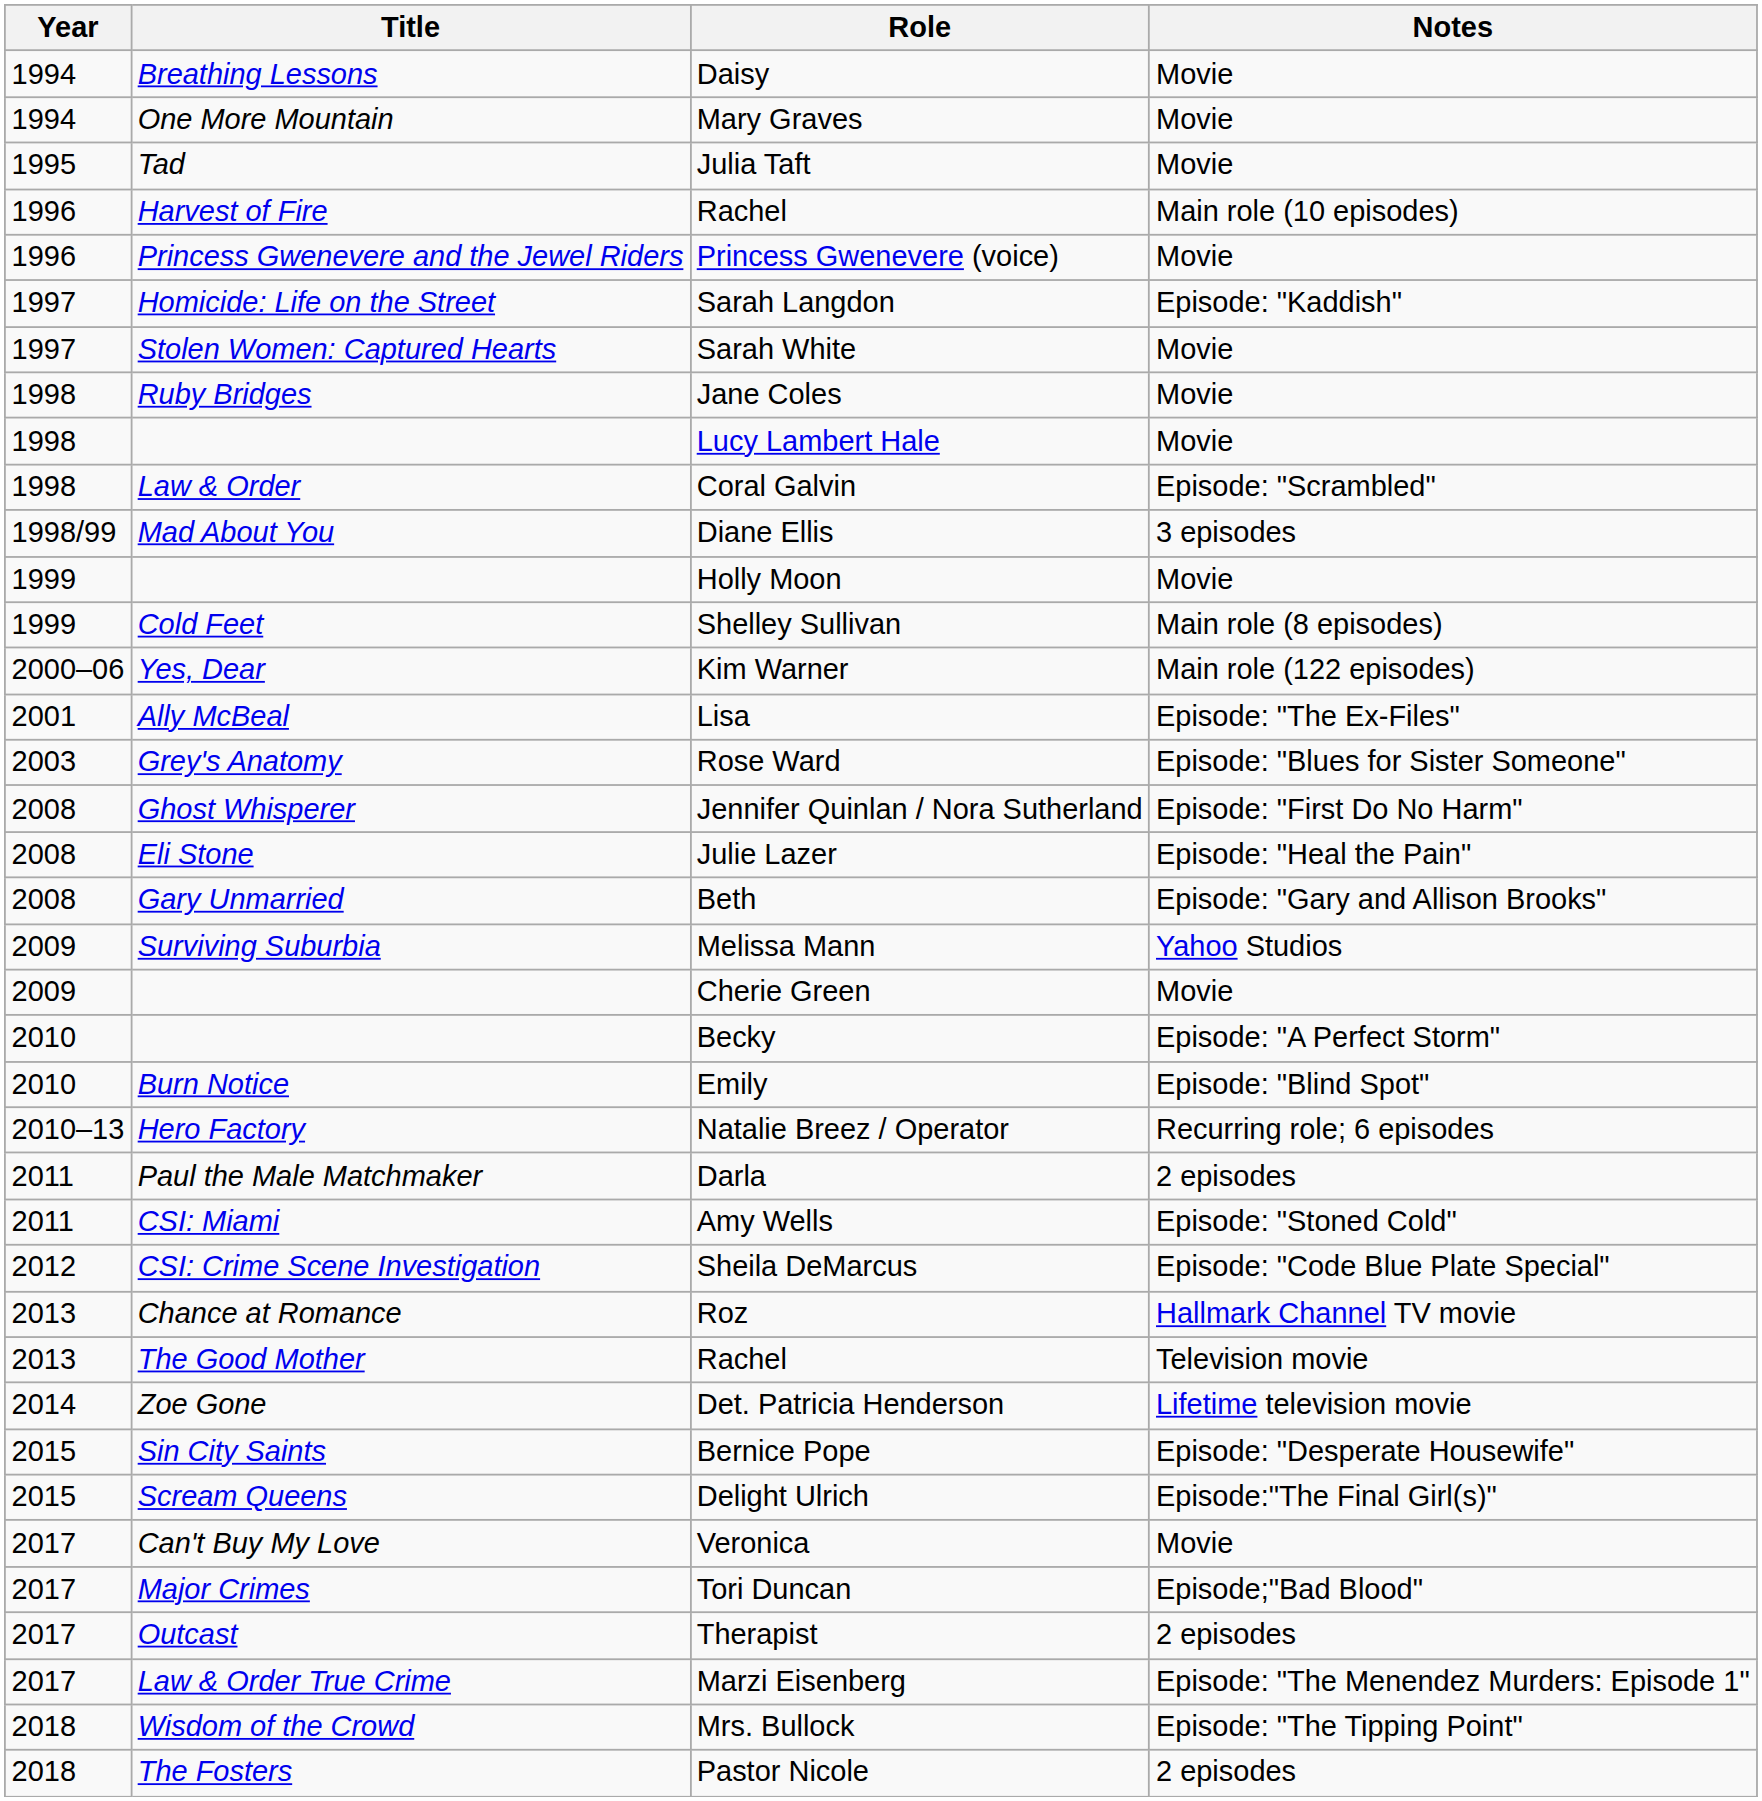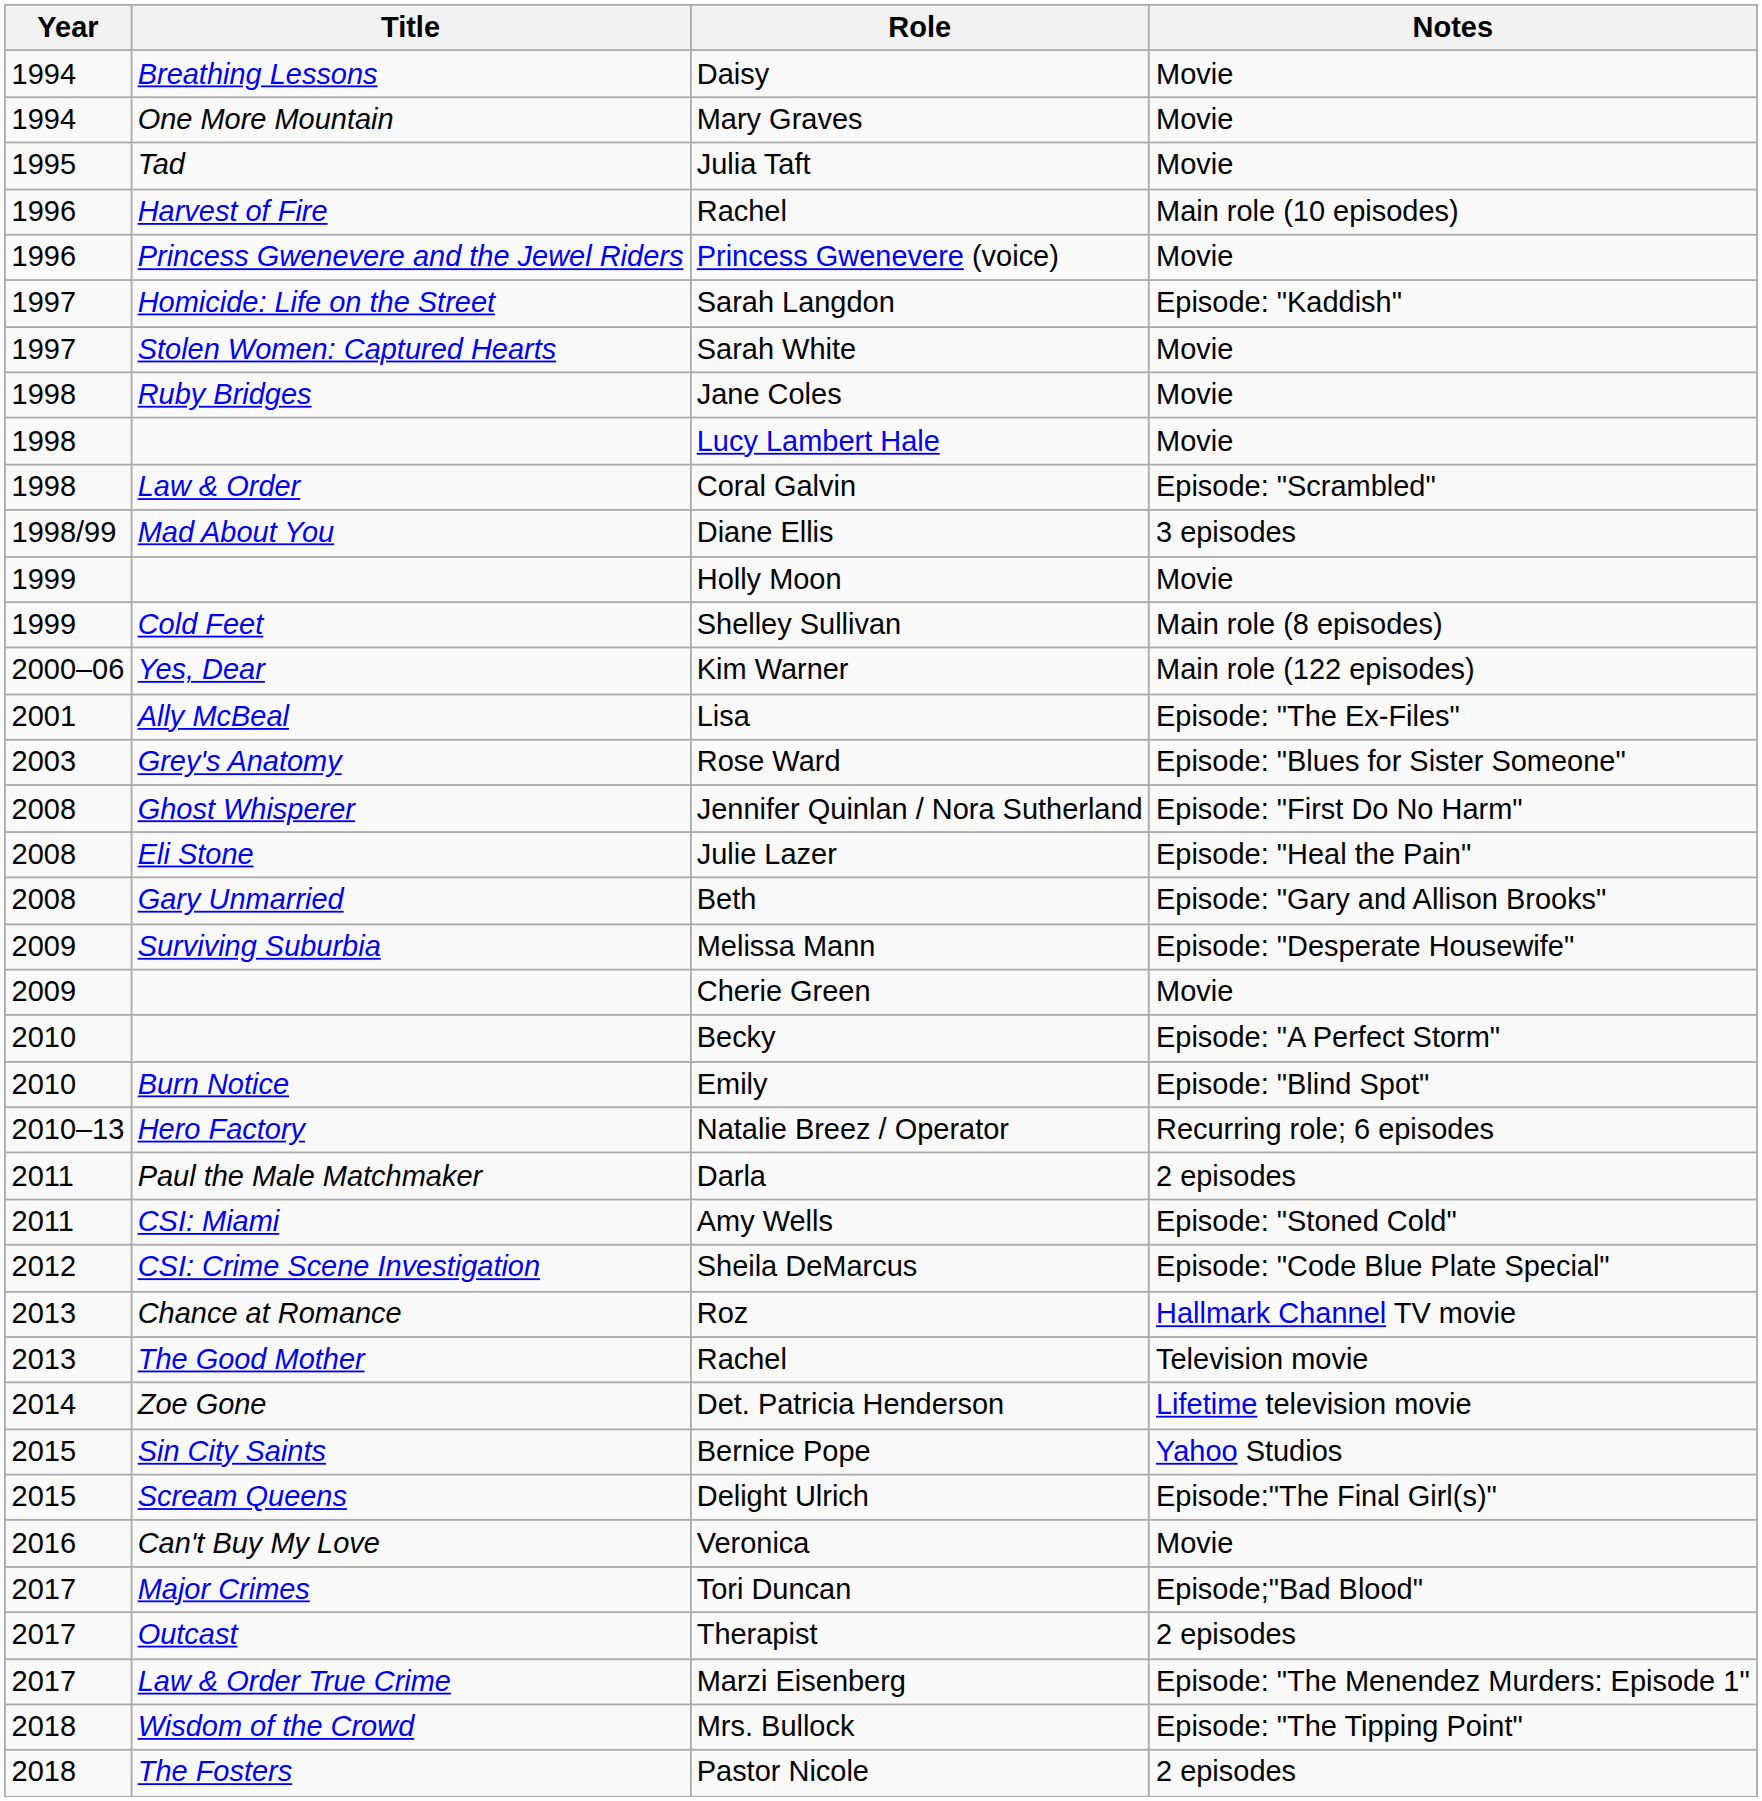(1249, 946) Yahoo Studios -> (1365, 946) Episode: "Desperate Housewife"
(1365, 1451) Episode: "Desperate Housewife" -> (1249, 1451) Yahoo Studios
(44, 1543) 2017 -> (44, 1543) 2016
